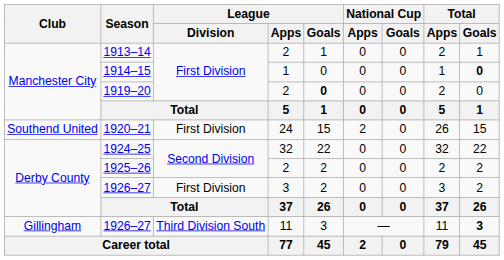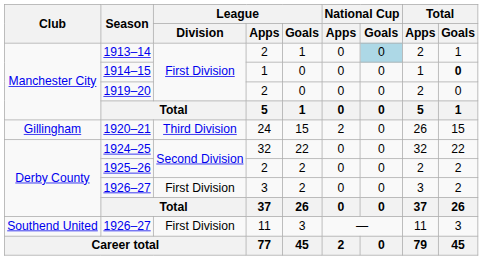(403, 52) no background -> (381, 52) lightblue background
(324, 91) bold -> (302, 91) normal
(52, 129) Southend United -> (52, 129) Gillingham
(211, 129) First Division -> (200, 129) Third Division
(52, 226) Gillingham -> (52, 226) Southend United
(211, 226) Third Division South -> (200, 226) First Division
(480, 226) bold -> (458, 226) normal
